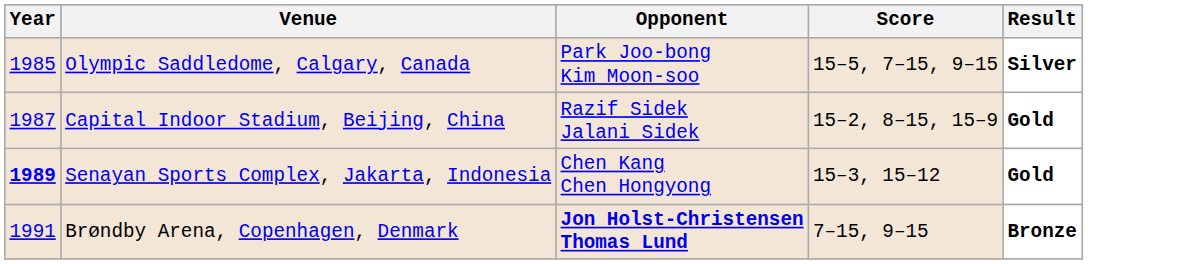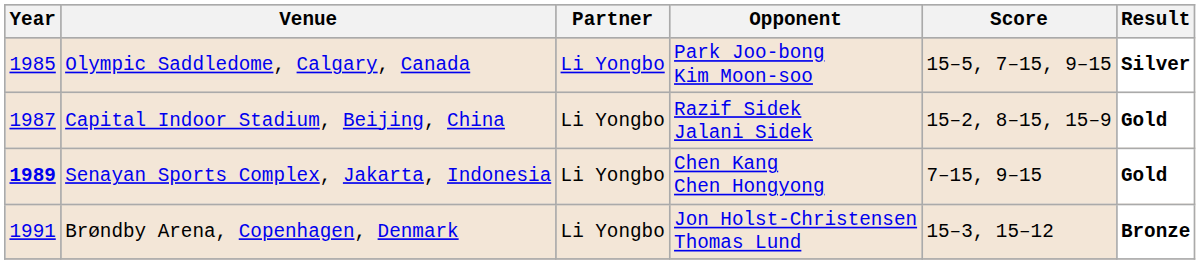+ column: (613, 21)
(877, 176) 15–3, 15–12 -> (984, 176) 7–15, 9–15
(682, 231) bold -> (796, 231) normal
(871, 231) 7–15, 9–15 -> (990, 231) 15–3, 15–12
